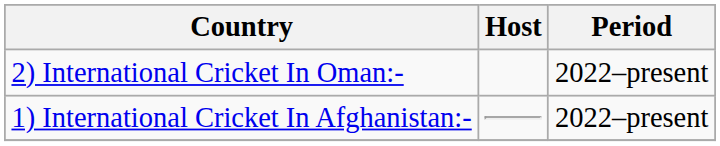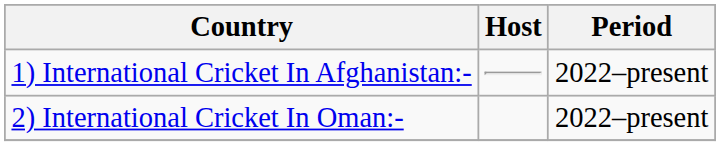rows swapped: (242, 117) <-> (208, 72)
